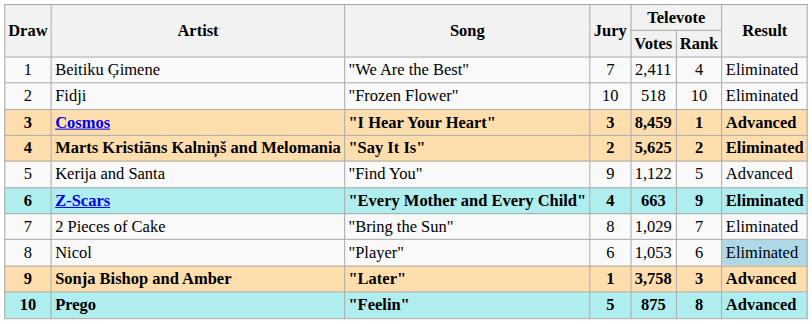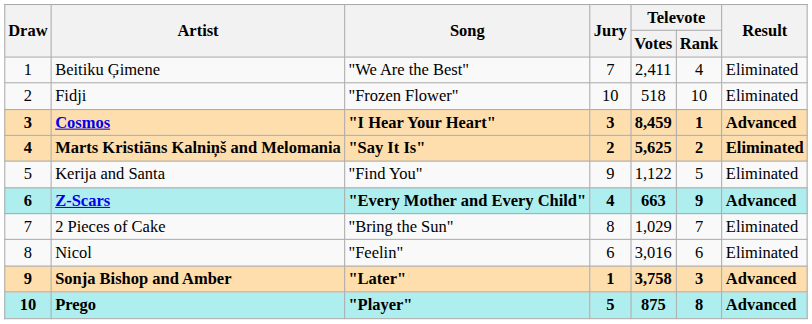(759, 174) Advanced -> (762, 174) Eliminated
(765, 200) Eliminated -> (761, 200) Advanced
(376, 252) "Player" -> (376, 252) "Feelin"
(653, 252) 1,053 -> (653, 252) 3,016
(762, 252) lightblue background -> (762, 252) no background
(379, 305) "Feelin" -> (380, 305) "Player"
